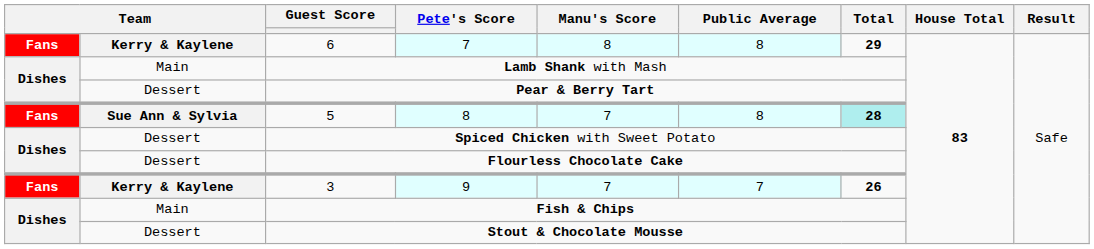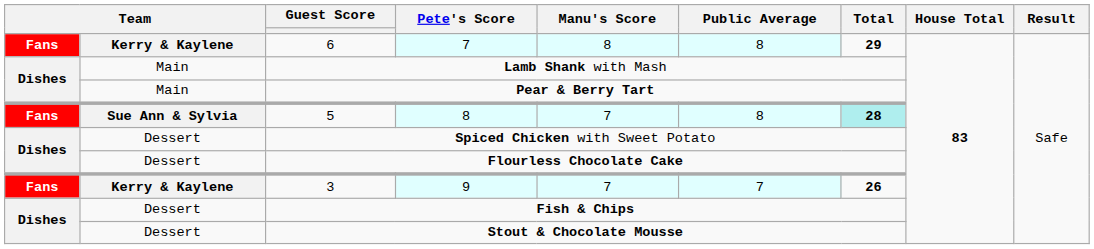(172, 91) Dessert -> (172, 91) Main
(172, 209) Main -> (172, 209) Dessert
